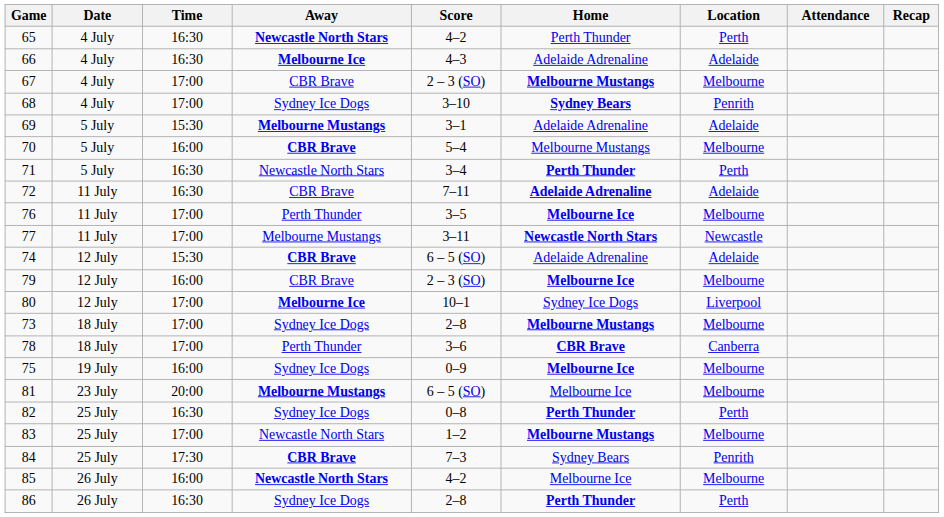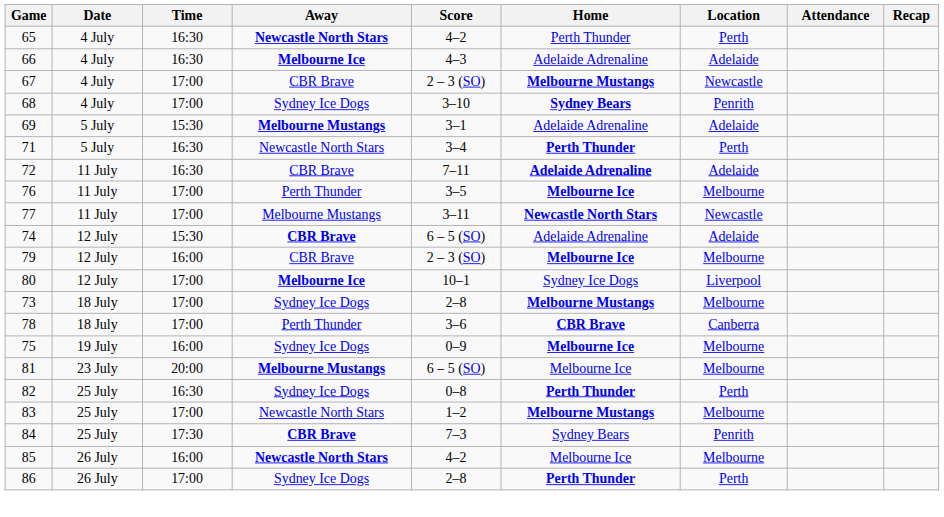(734, 81) Melbourne -> (734, 81) Newcastle
- row: (29, 147)
(187, 501) 16:30 -> (187, 479) 17:00
